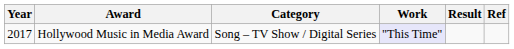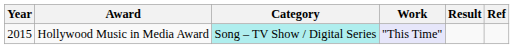(20, 33) 2017 -> (20, 33) 2015
(295, 33) no background -> (295, 33) paleturquoise background
